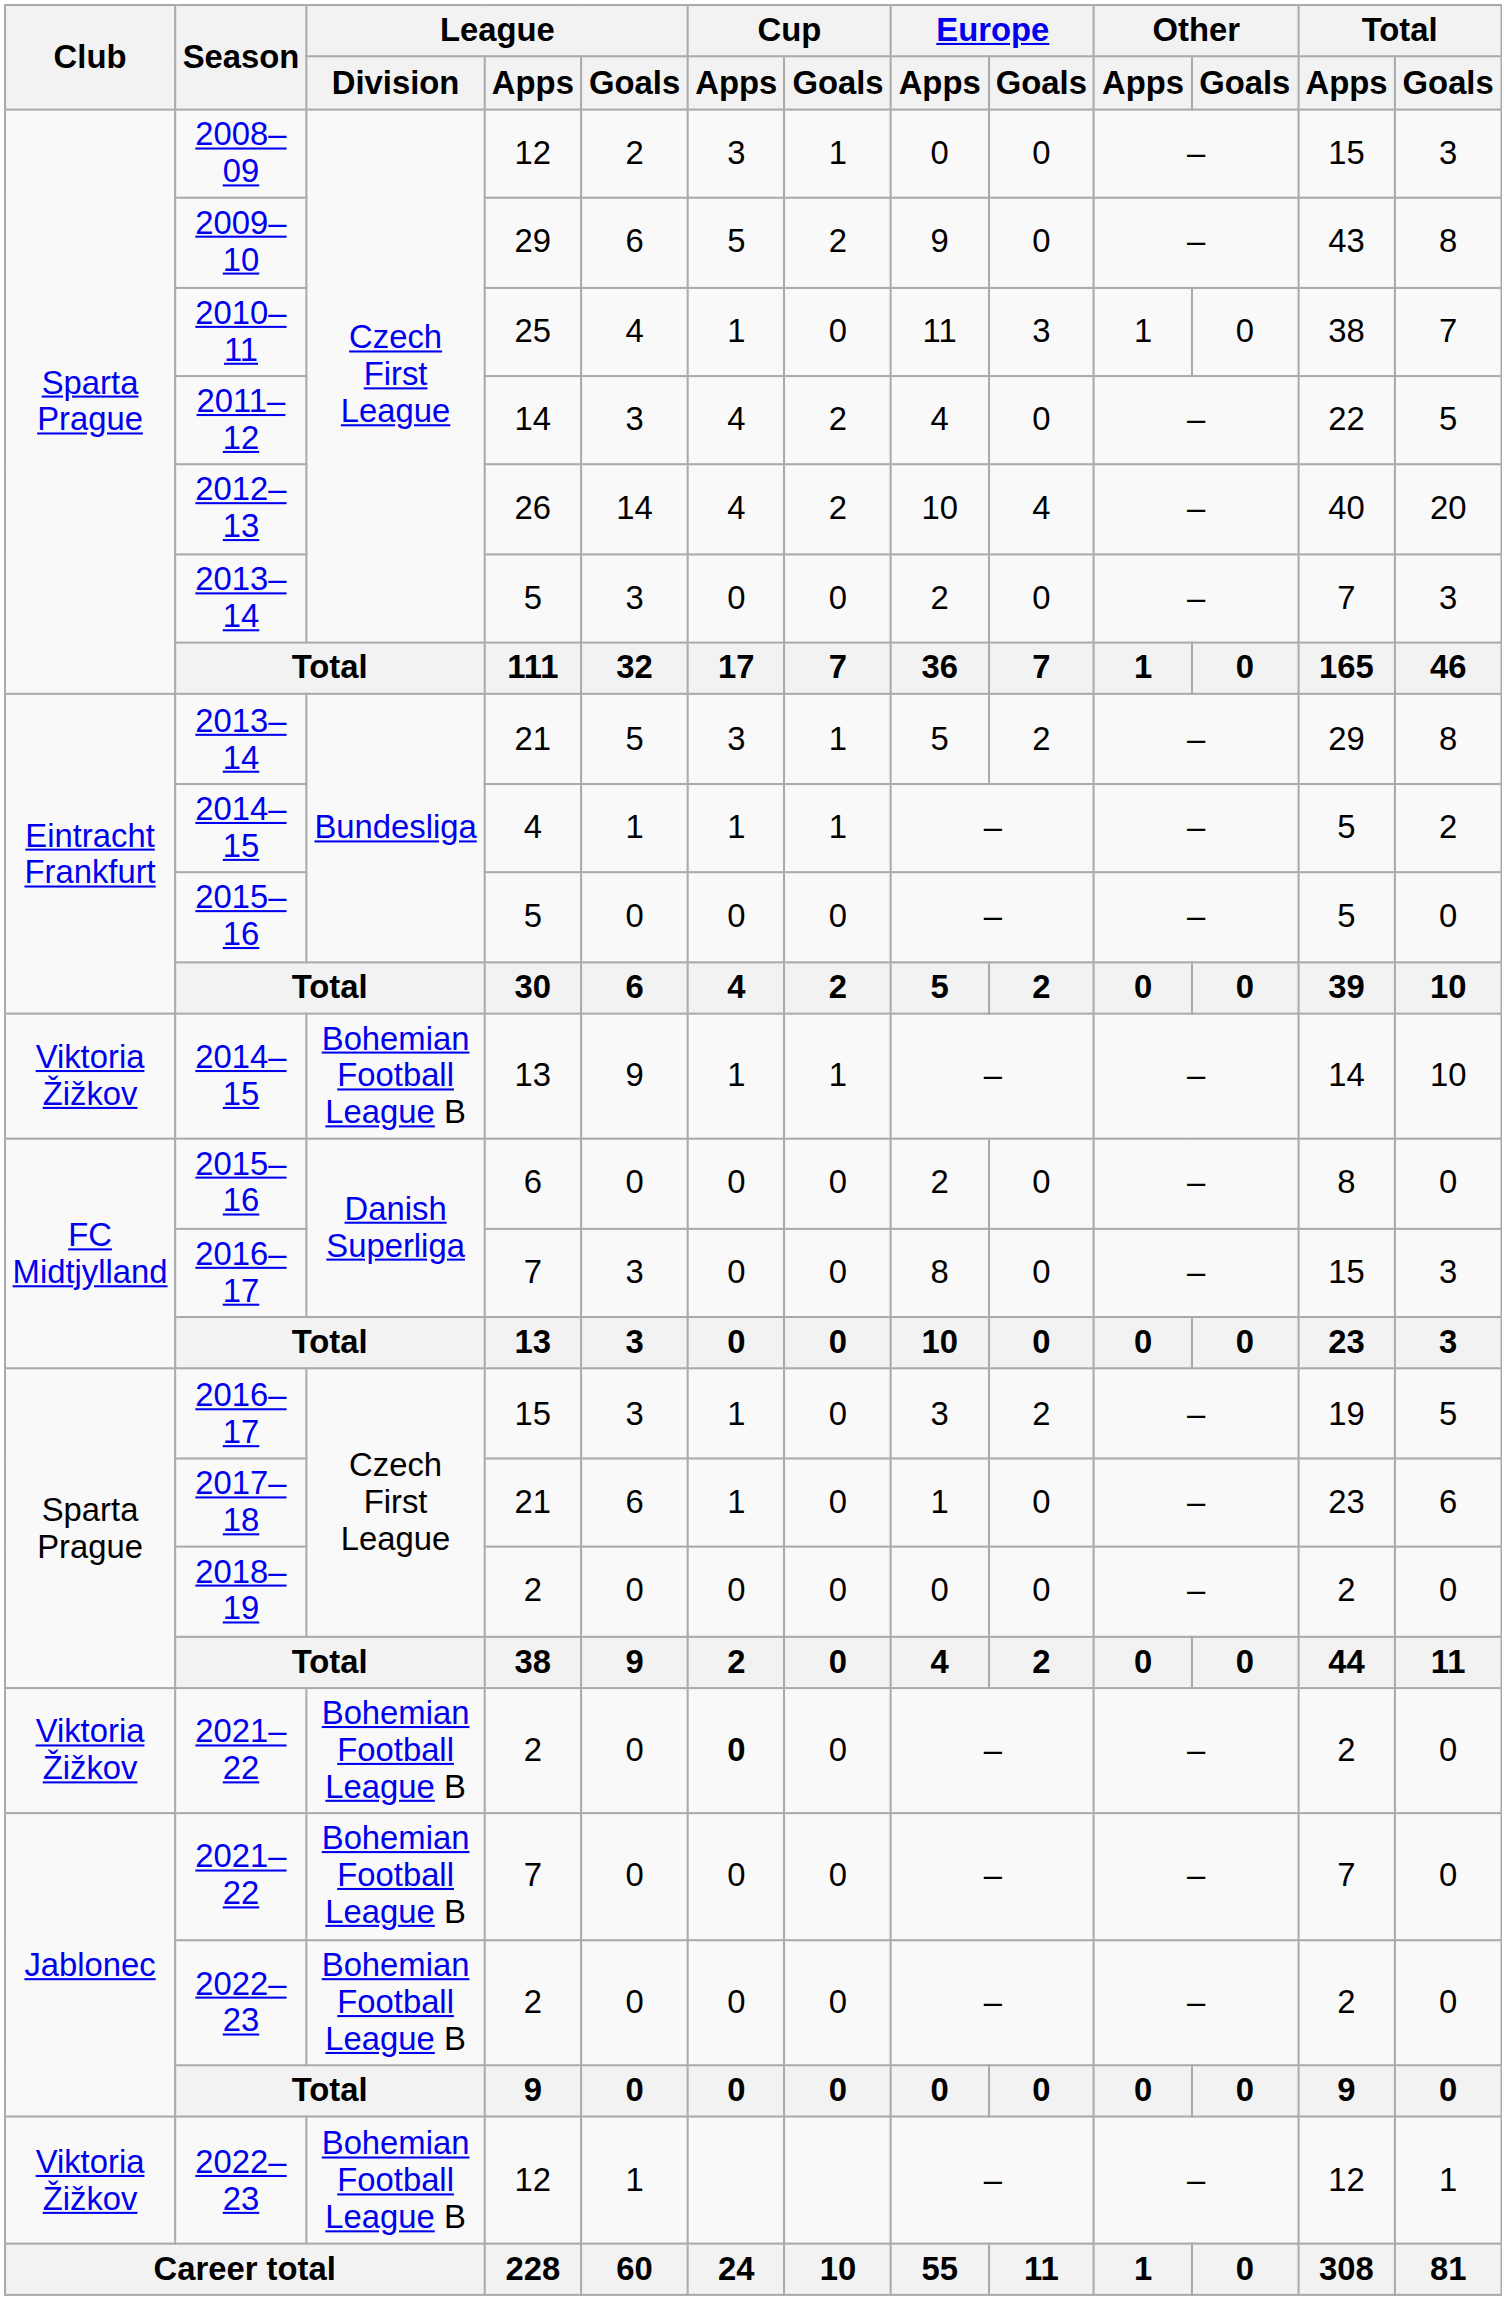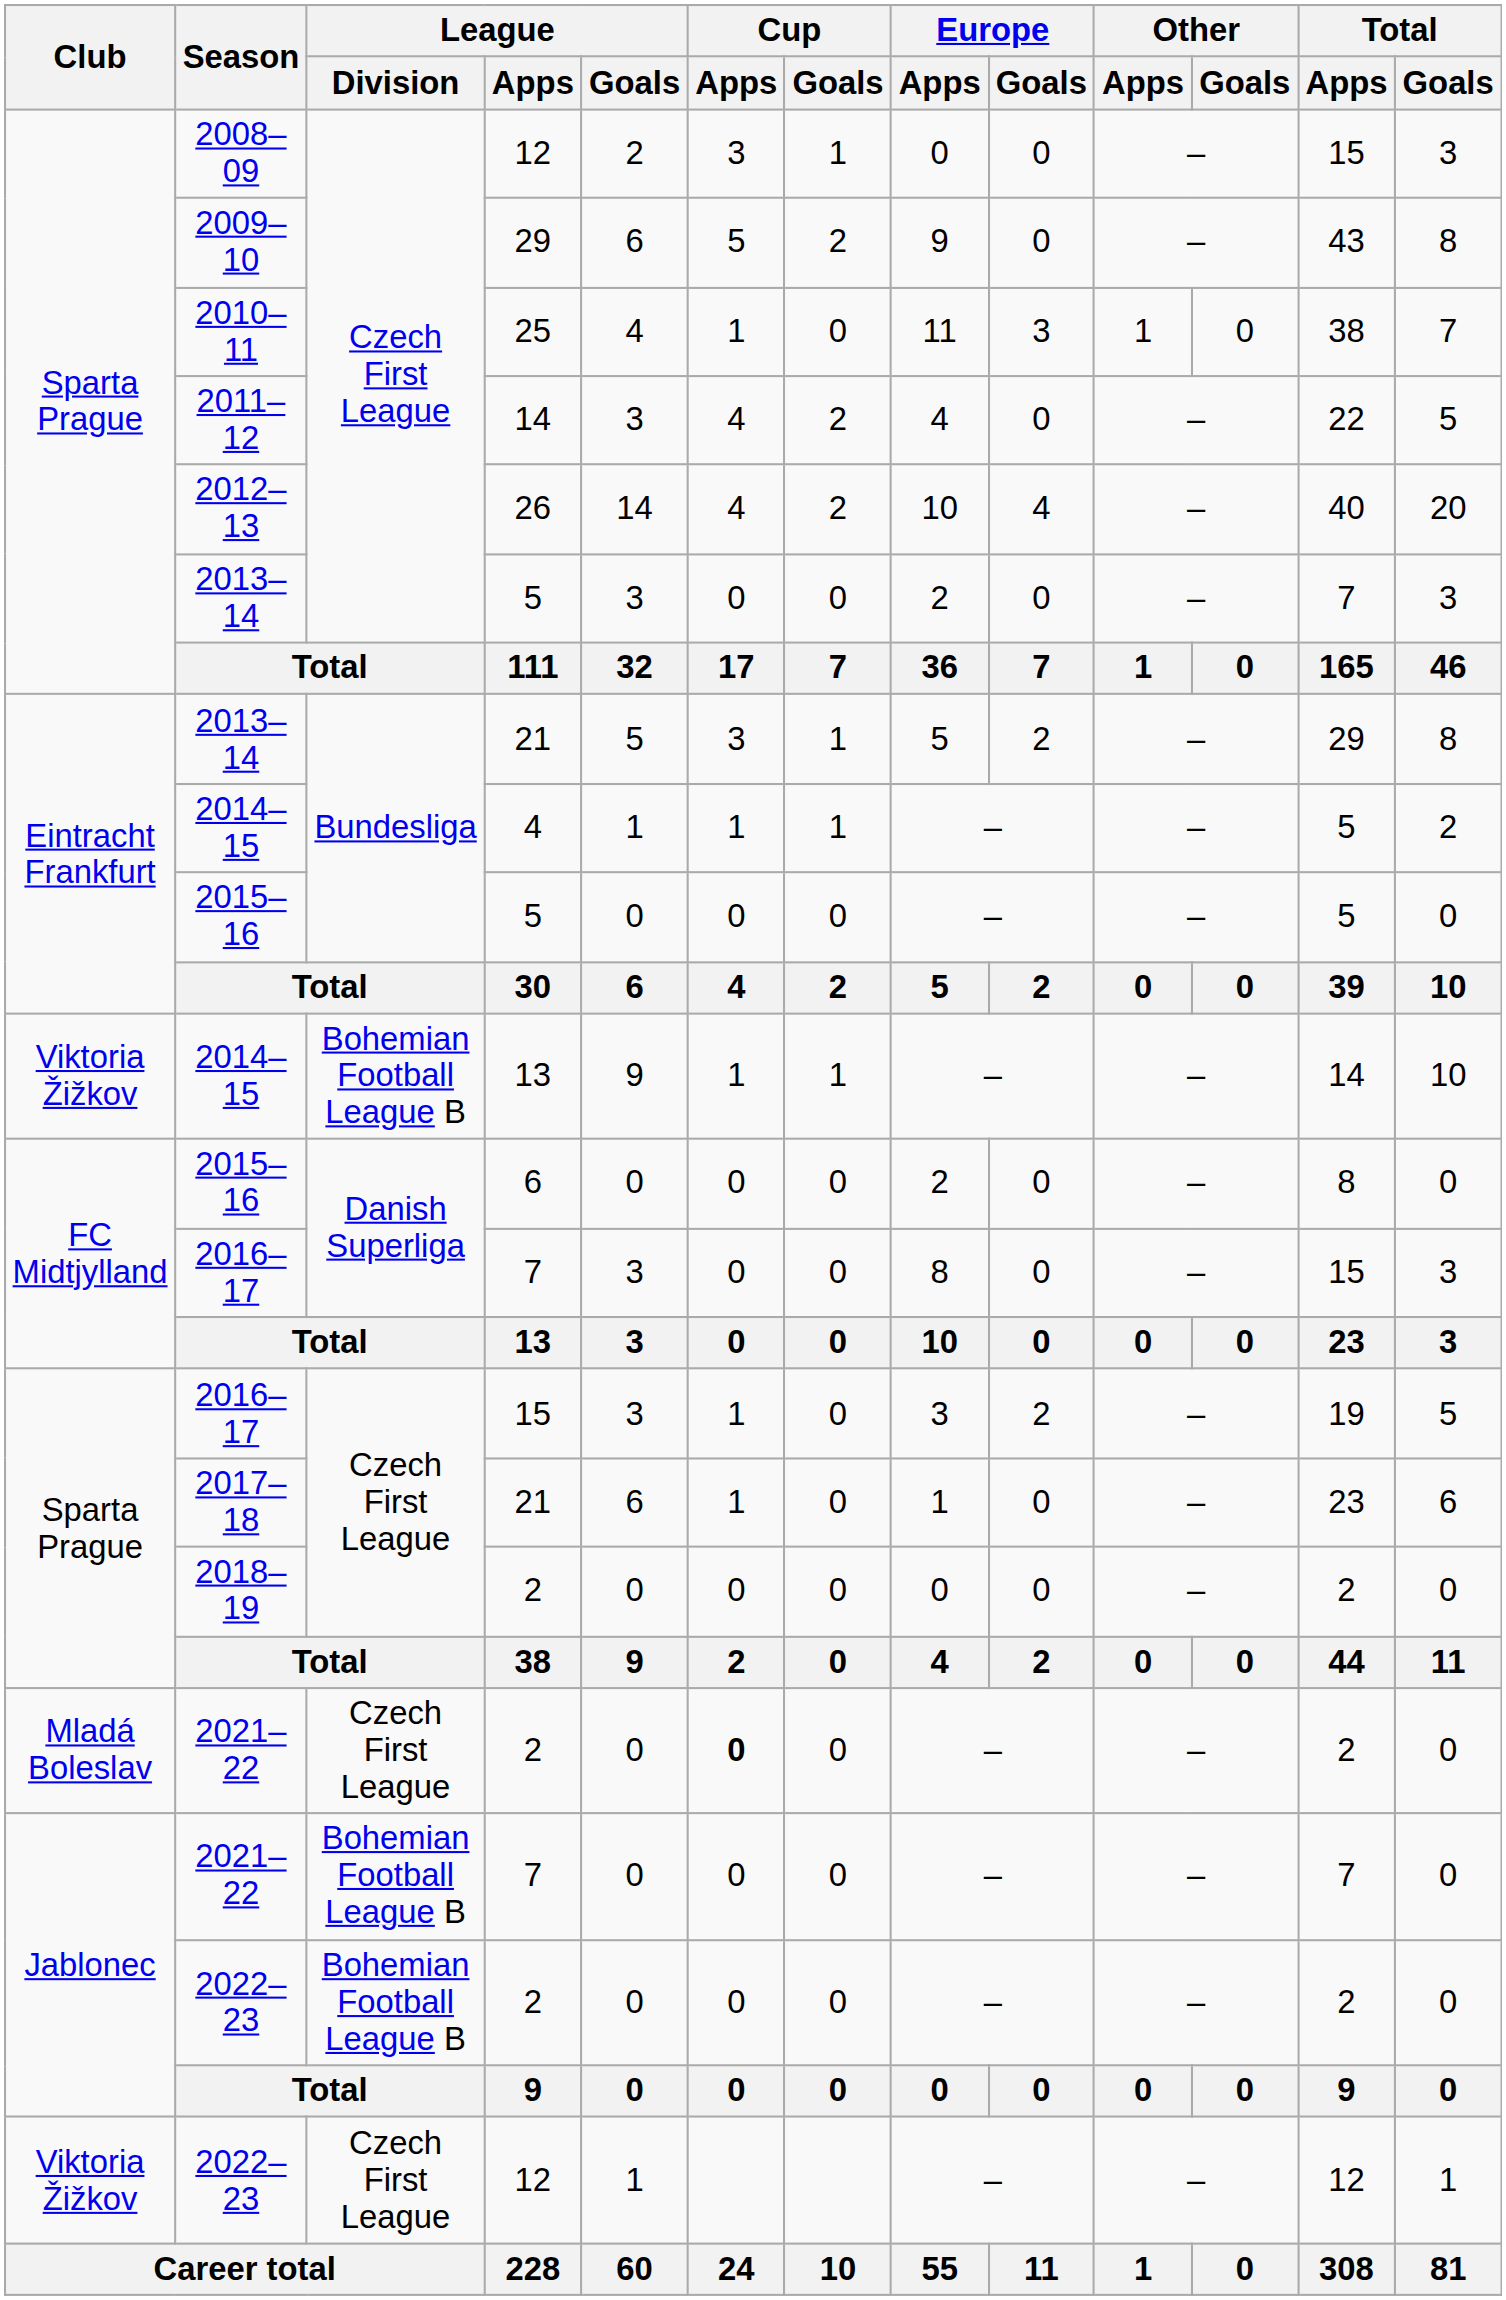(90, 1750) Viktoria Žižkov -> (90, 1750) Mladá Boleslav
(396, 1750) Bohemian Football League B -> (396, 1750) Czech First League
(396, 2179) Bohemian Football League B -> (396, 2179) Czech First League
